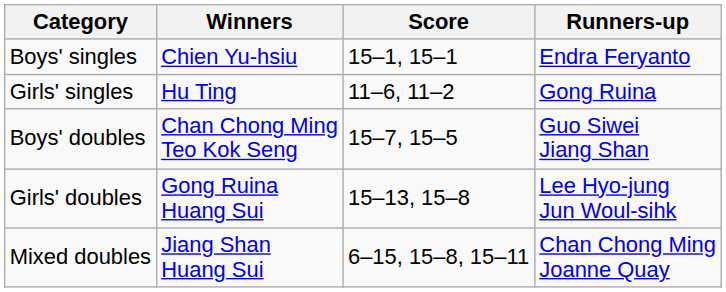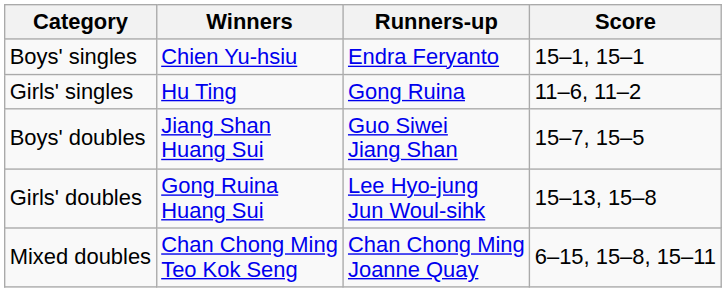columns swapped: (628, 21) <-> (439, 21)
(250, 138) Chan Chong Ming Teo Kok Seng -> (216, 138) Jiang Shan Huang Sui
(216, 257) Jiang Shan Huang Sui -> (250, 257) Chan Chong Ming Teo Kok Seng
